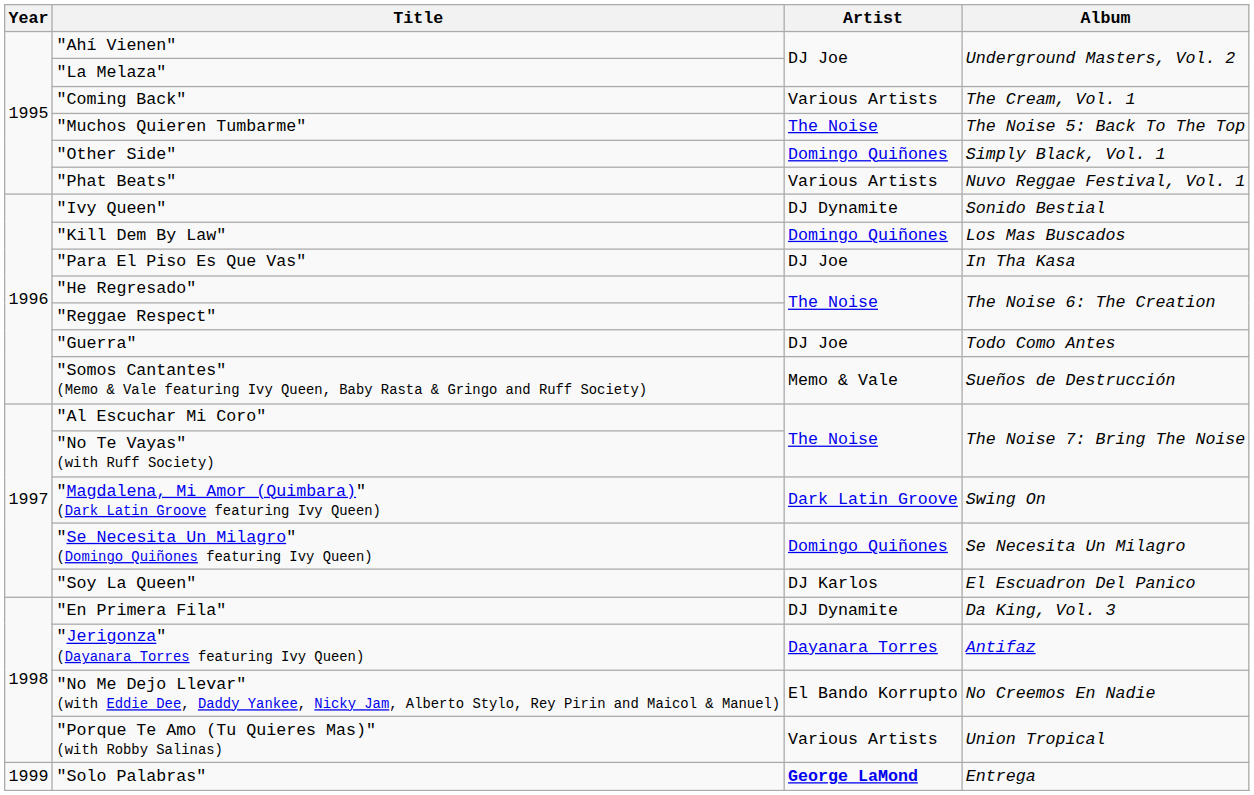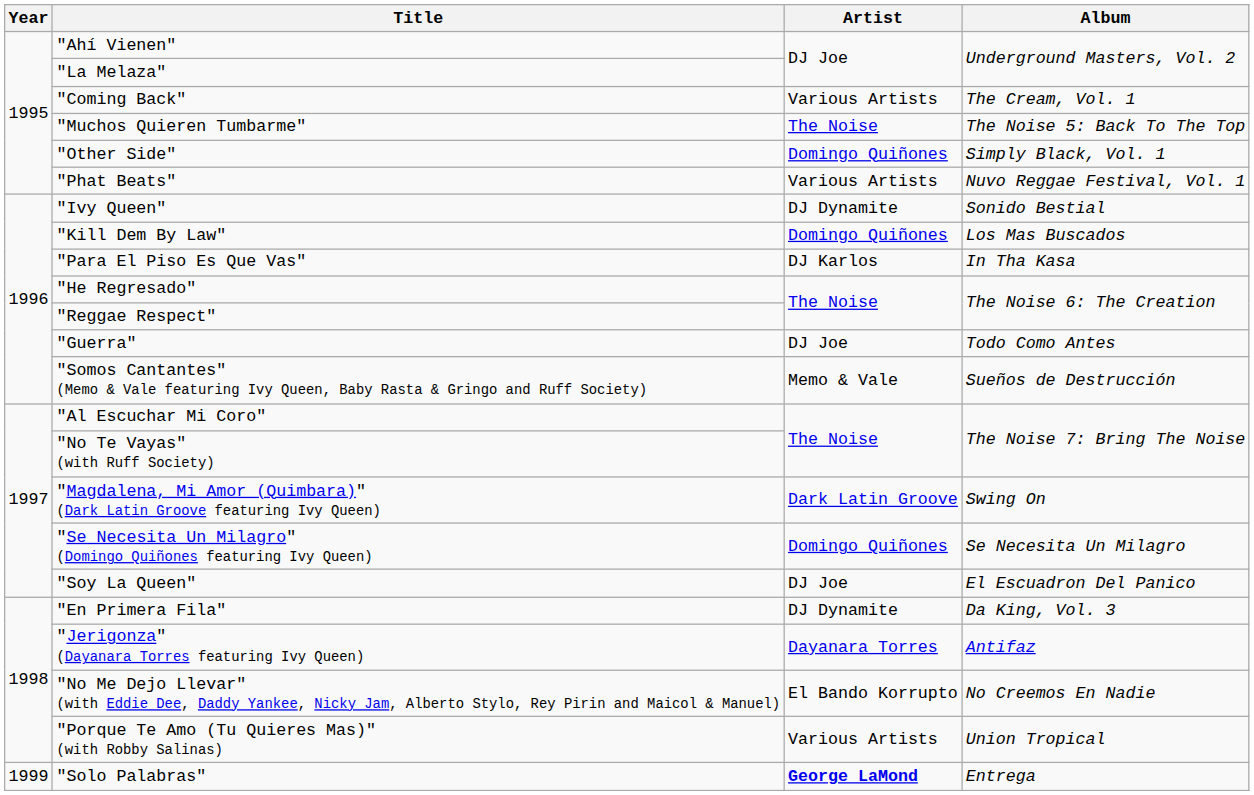(818, 262) DJ Joe -> (833, 262) DJ Karlos
(833, 583) DJ Karlos -> (818, 583) DJ Joe
